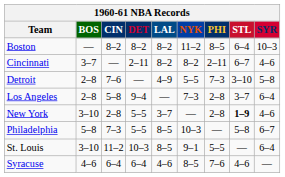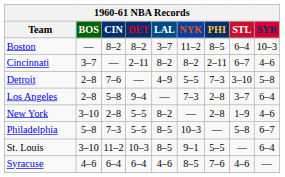(164, 46) 8–2 -> (164, 46) 3–7
(164, 113) 3–7 -> (164, 113) 8–2
(242, 113) bold -> (242, 113) normal
